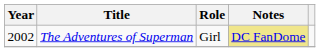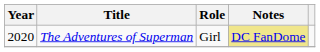(21, 36) 2002 -> (21, 36) 2020
